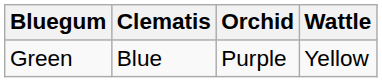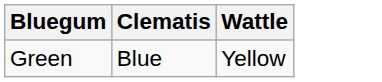- column: (258, 22)
